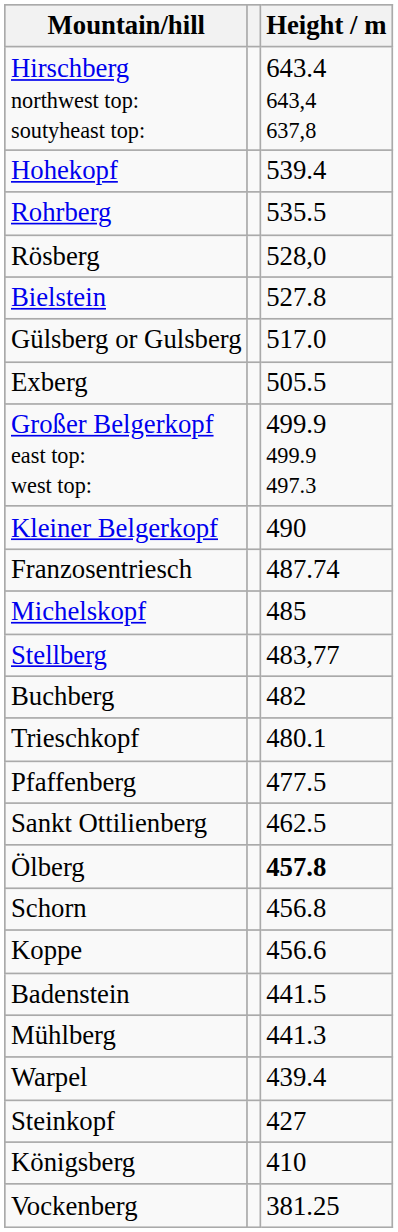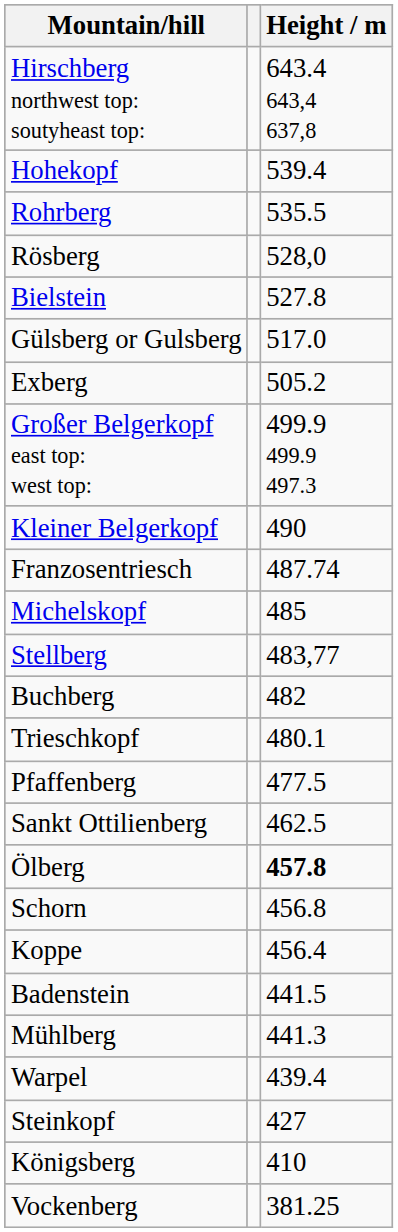(296, 382) 505.5 -> (296, 382) 505.2
(296, 951) 456.6 -> (296, 951) 456.4
